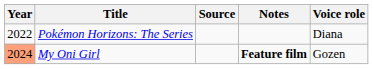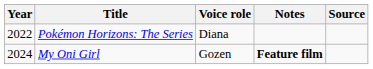columns swapped: (339, 14) <-> (217, 14)
(20, 53) lightsalmon background -> (20, 53) no background
